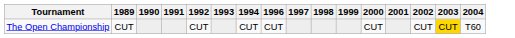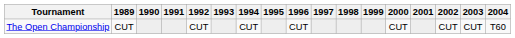+ column: (274, 12)
(448, 27) gold background -> (473, 27) no background
